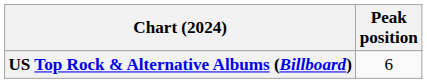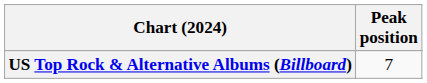(389, 64) 6 -> (389, 64) 7
